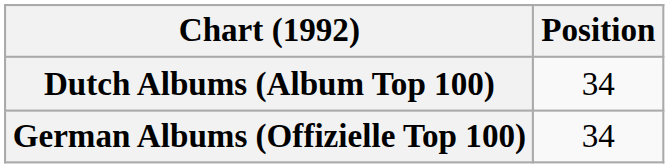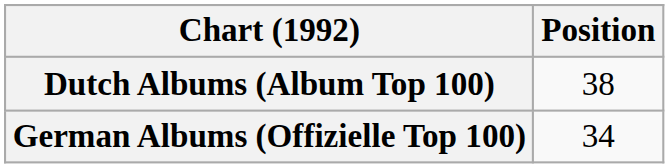(598, 83) 34 -> (598, 83) 38
